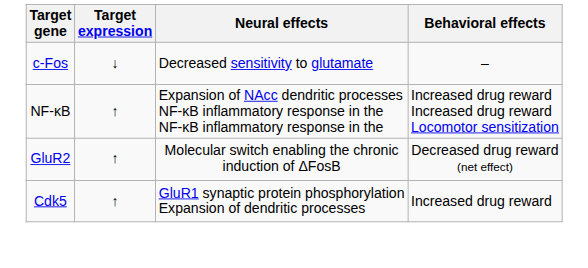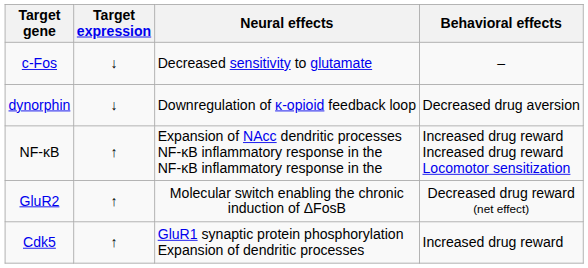+ row: (39, 105)
